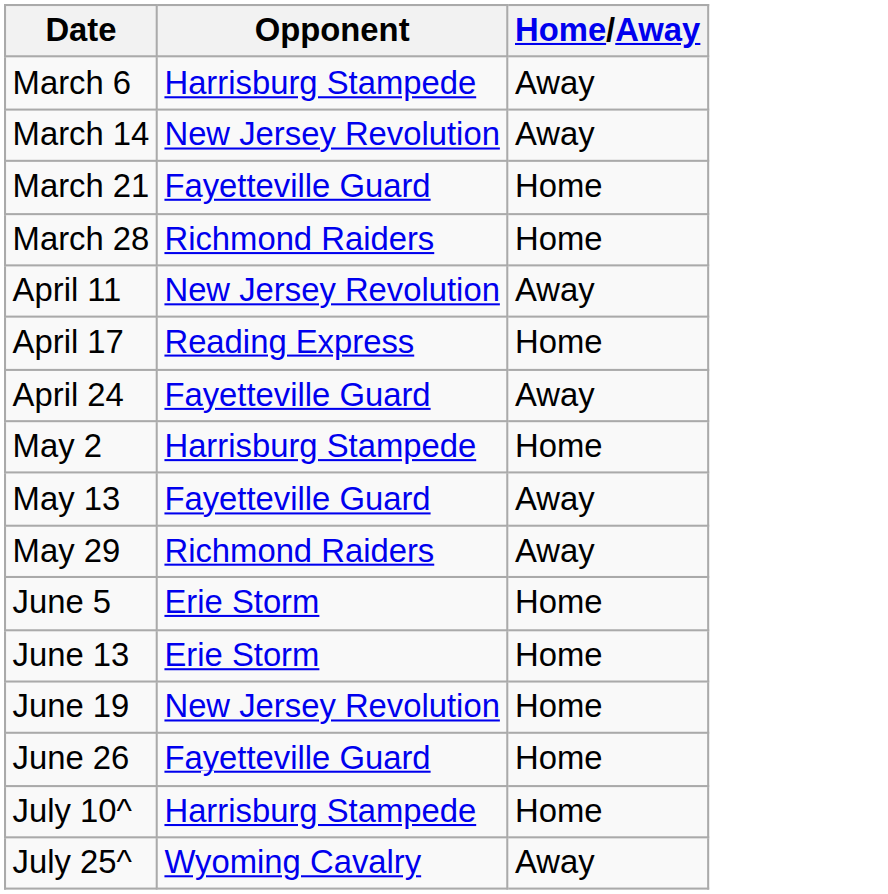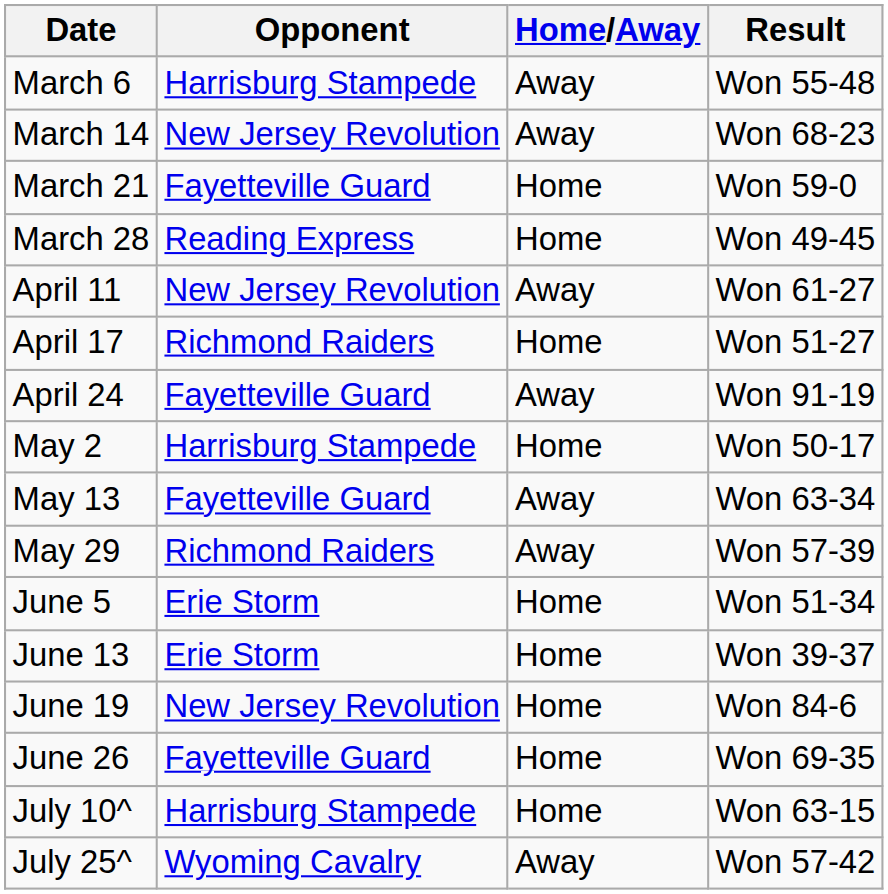+ column: (795, 30)
(299, 238) Richmond Raiders -> (289, 238) Reading Express
(289, 342) Reading Express -> (299, 342) Richmond Raiders
